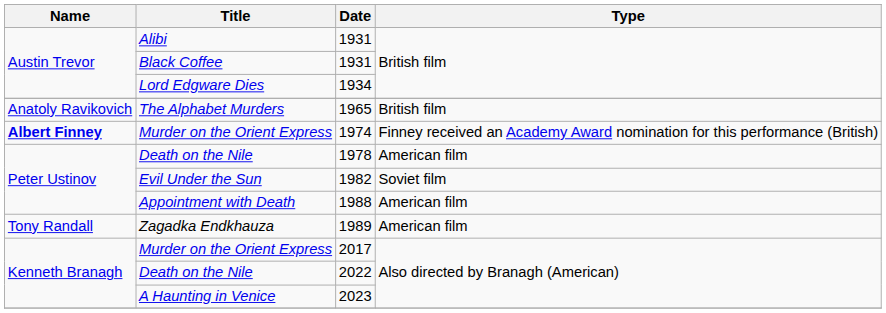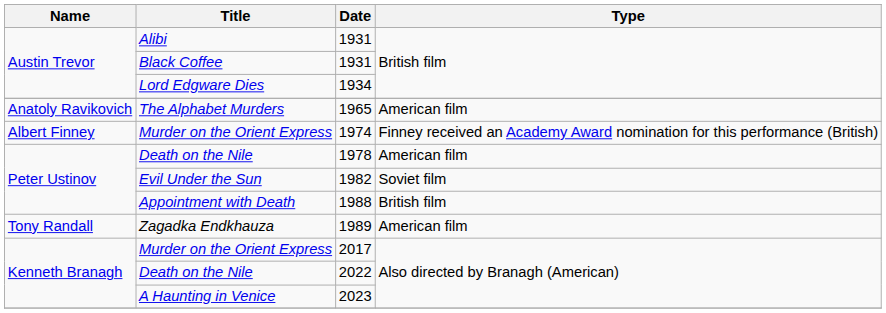(412, 109) British film -> (423, 109) American film
(55, 132) bold -> (51, 132) normal
(423, 202) American film -> (412, 202) British film
